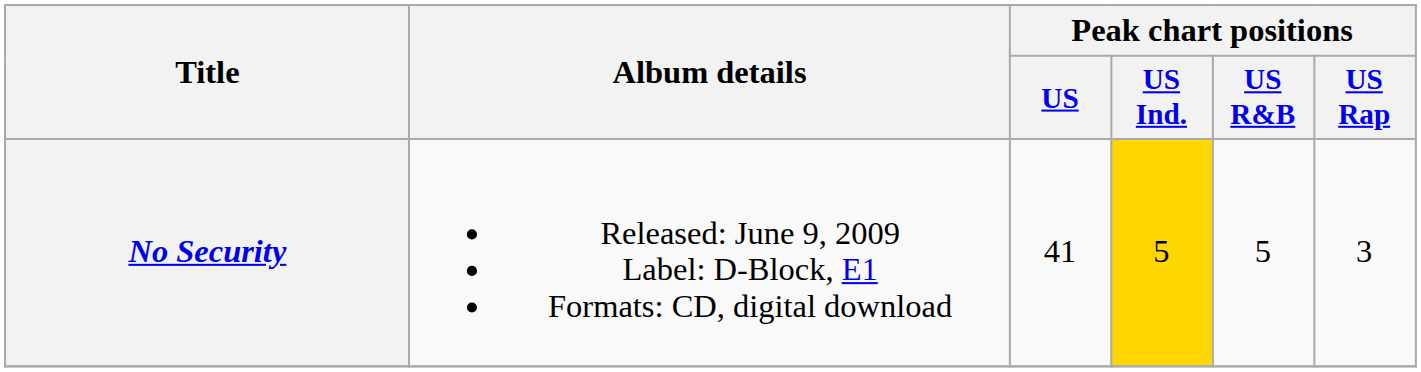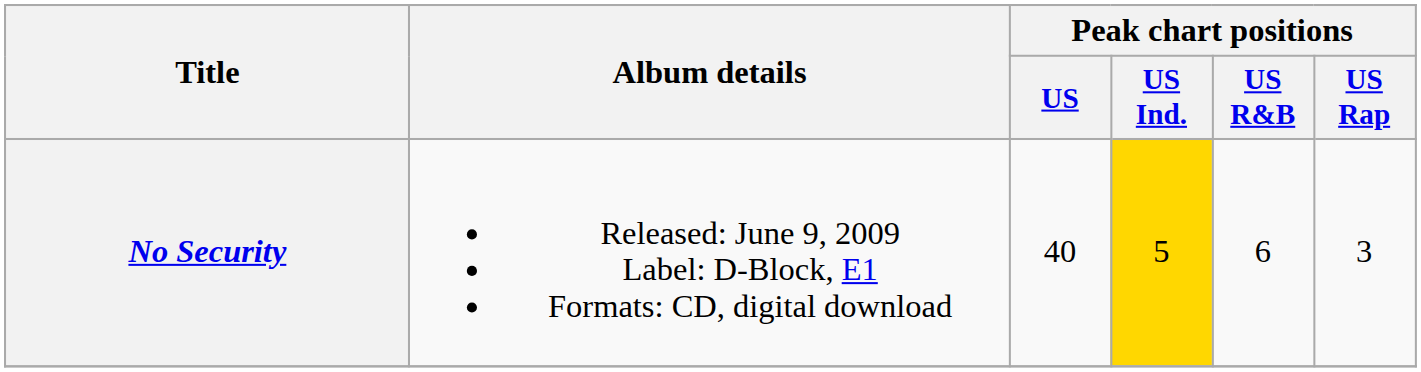(1060, 251) 41 -> (1060, 251) 40
(1263, 251) 5 -> (1263, 251) 6
